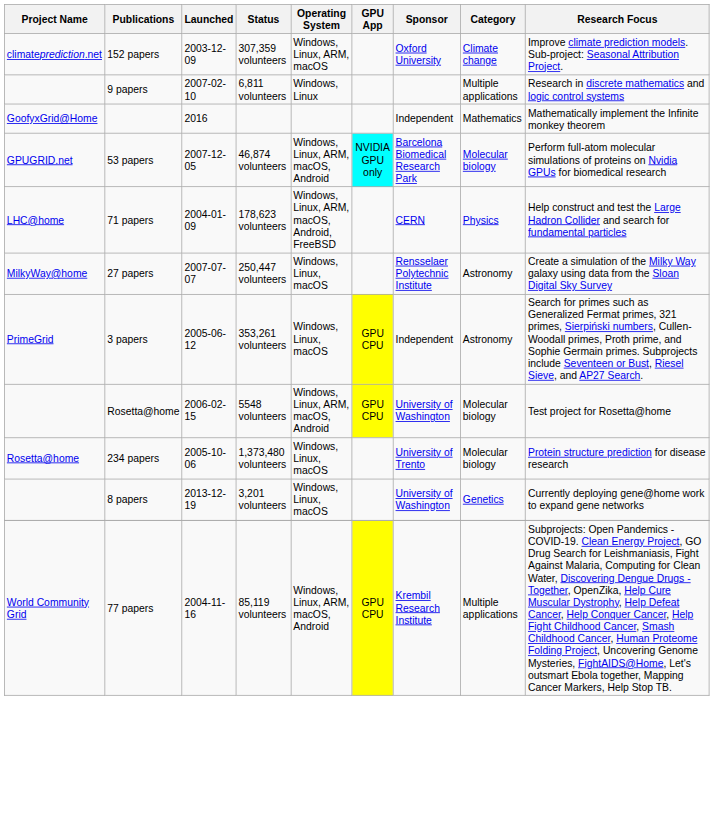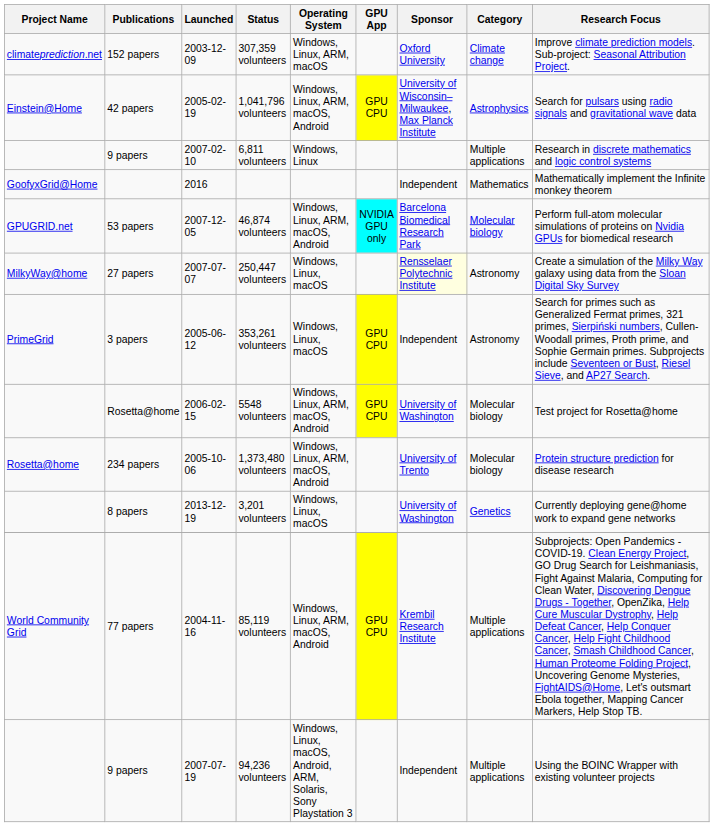+ row: (130, 108)
- row: (130, 220)
(422, 273) no background -> (426, 273) lightyellow background
(316, 458) Windows, Linux, macOS -> (321, 464) Windows, Linux, ARM, macOS, Android
+ row: (127, 771)
